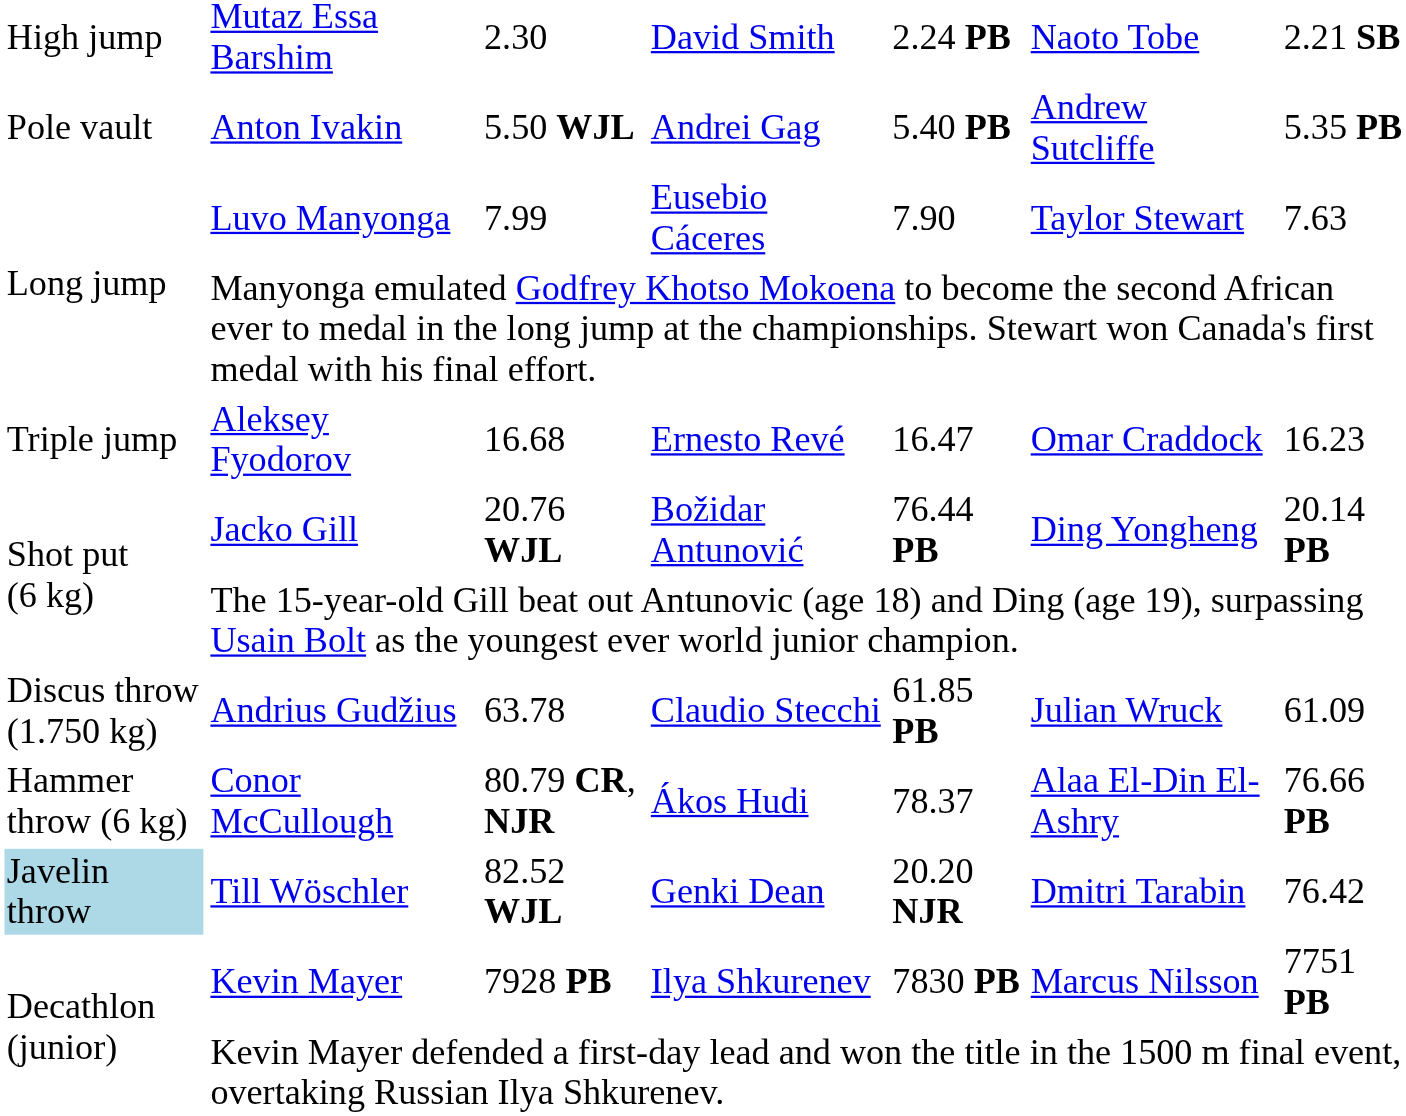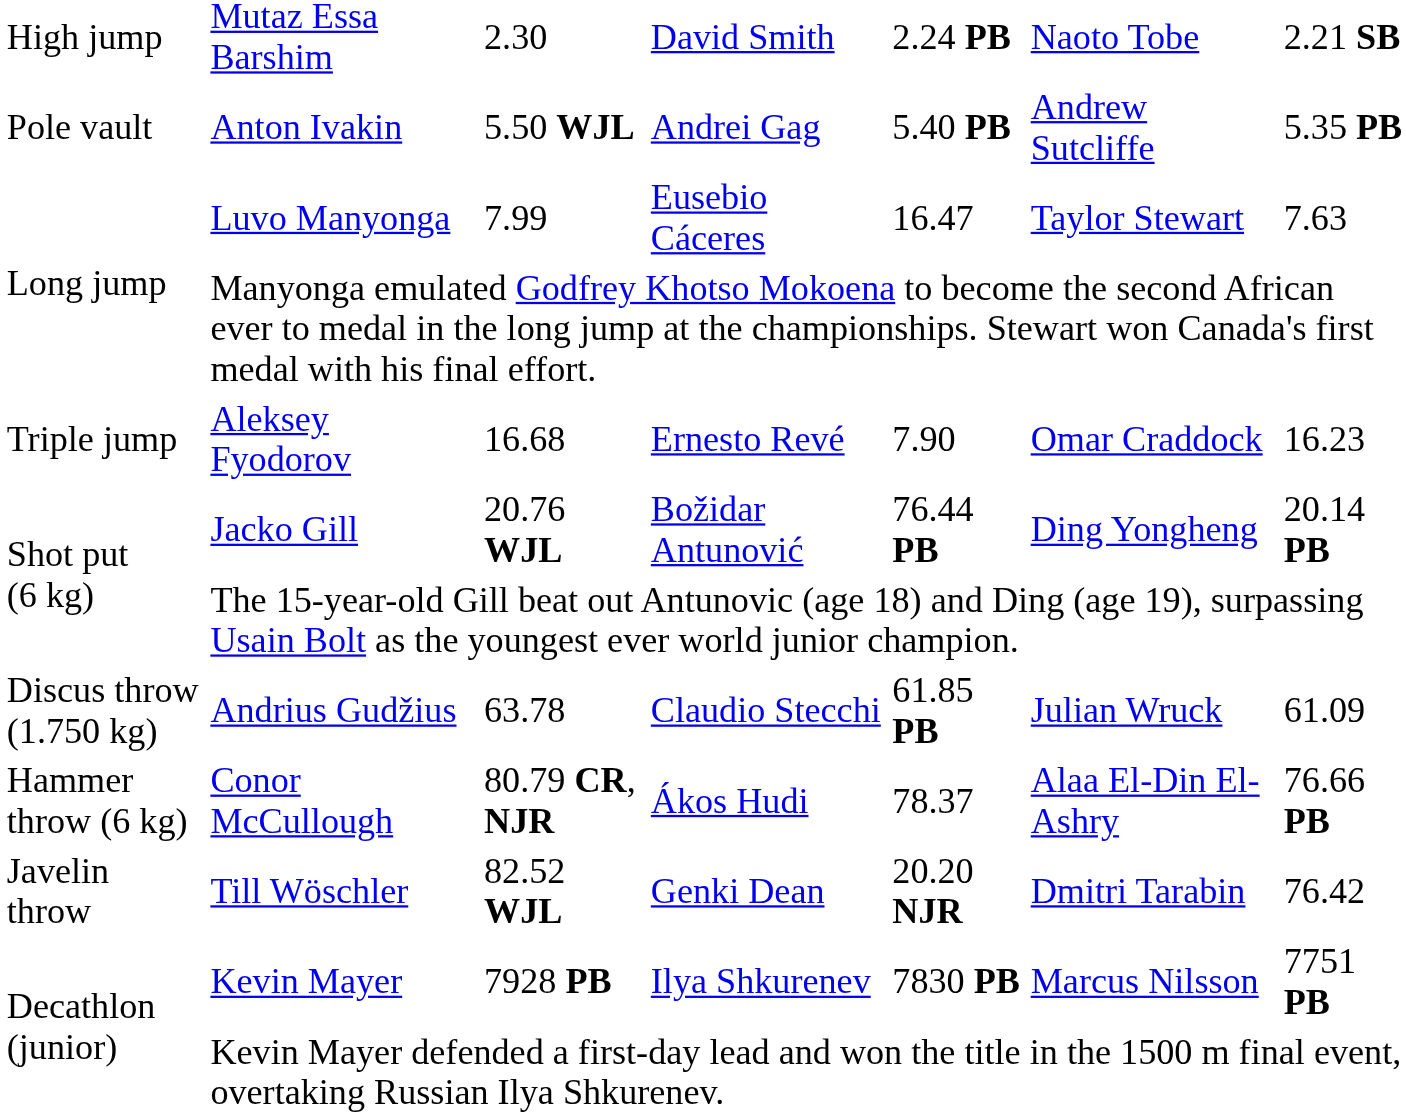(924, 217) 7.90 -> (933, 217) 16.47
(933, 439) 16.47 -> (924, 439) 7.90
(58, 891) lightblue background -> (58, 891) no background
